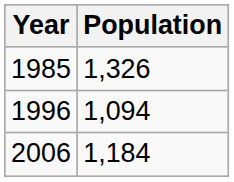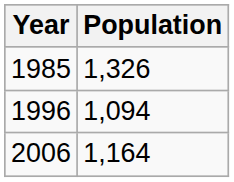(117, 153) 1,184 -> (117, 153) 1,164
